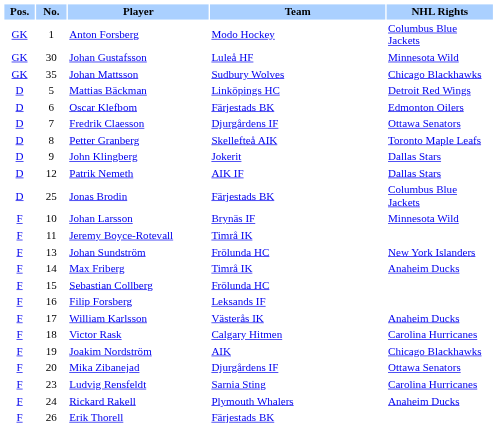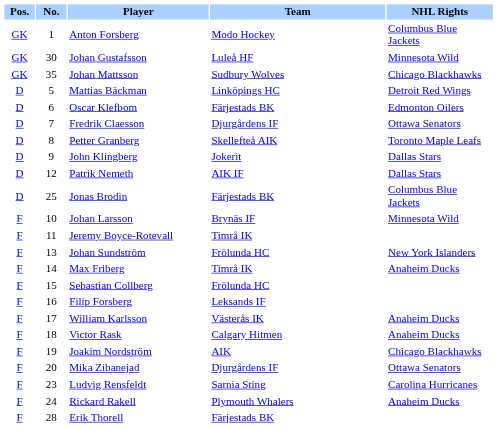(433, 335) Carolina Hurricanes -> (424, 335) Anaheim Ducks
(51, 417) 26 -> (51, 417) 28
